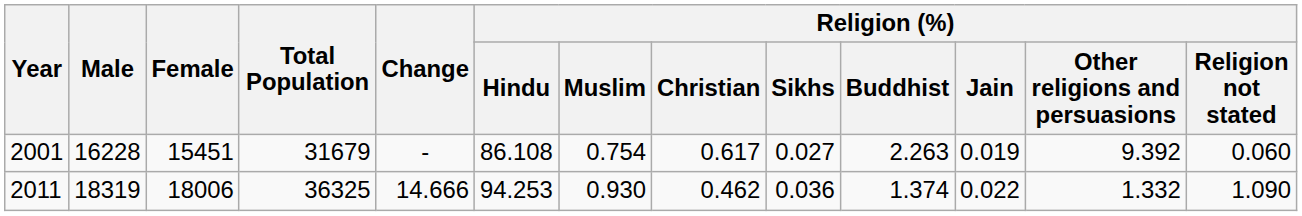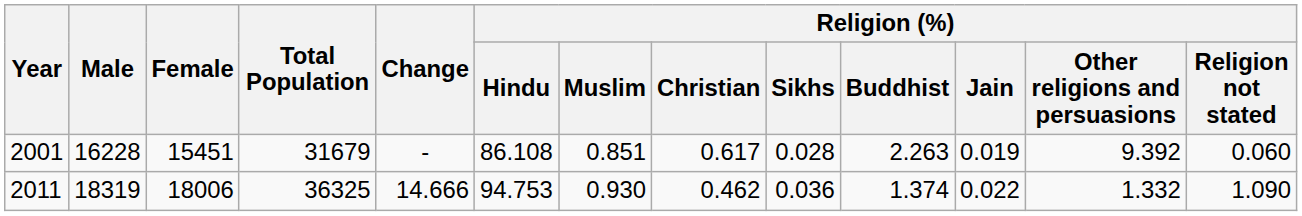(616, 152) 0.754 -> (616, 152) 0.851
(805, 152) 0.027 -> (805, 152) 0.028
(516, 190) 94.253 -> (516, 190) 94.753
